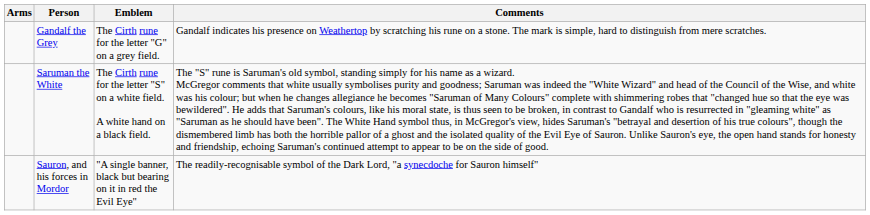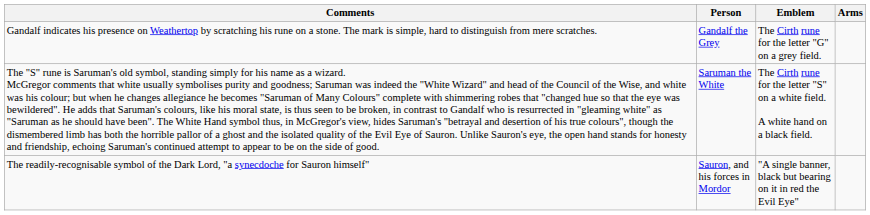columns swapped: (19, 13) <-> (519, 13)
